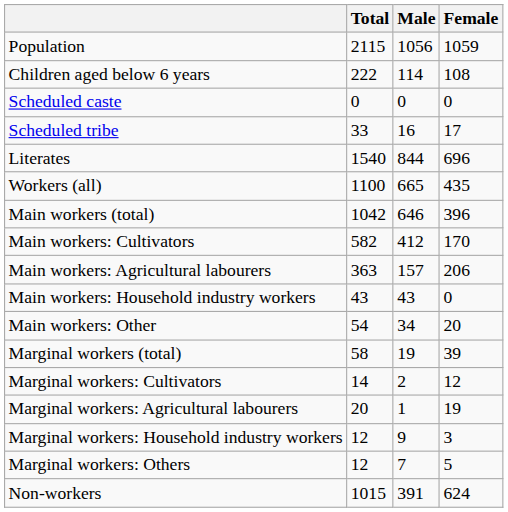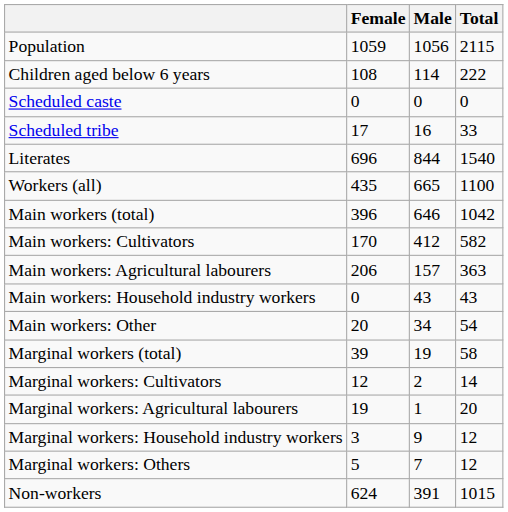columns swapped: (370, 18) <-> (471, 18)
